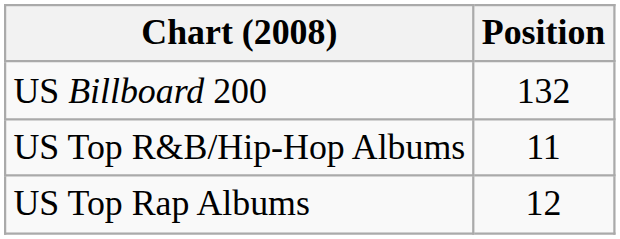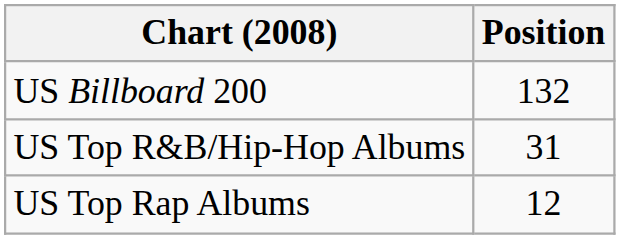(544, 146) 11 -> (544, 146) 31
